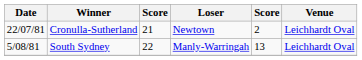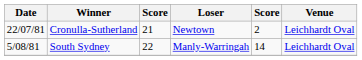(260, 47) 13 -> (260, 47) 14
